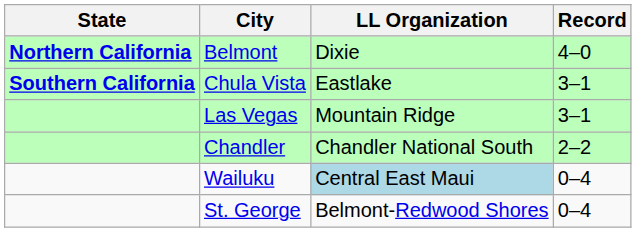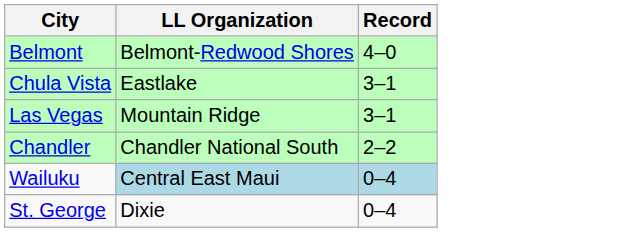- column: (102, 20)
(337, 52) Dixie -> (237, 52) Belmont-Redwood Shores
(575, 178) no background -> (380, 178) lightblue background
(432, 210) Belmont-Redwood Shores -> (143, 210) Dixie
